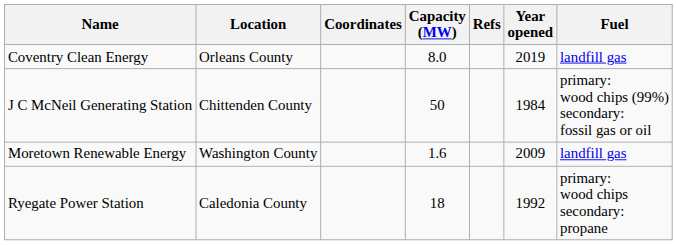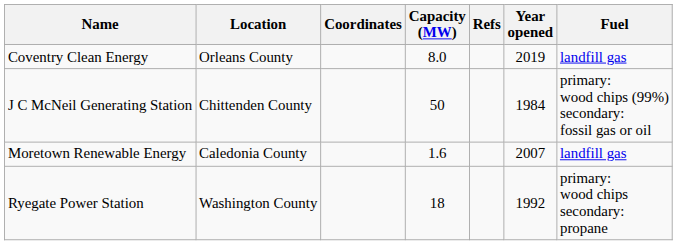(258, 154) Washington County -> (253, 154) Caledonia County
(530, 154) 2009 -> (530, 154) 2007
(253, 202) Caledonia County -> (258, 202) Washington County
